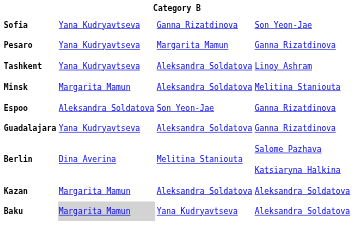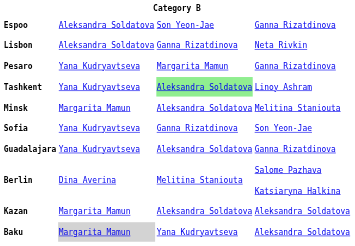rows swapped: (16, 108) <-> (16, 25)
+ row: (18, 45)
(204, 66) no background -> (204, 87) lightgreen background
